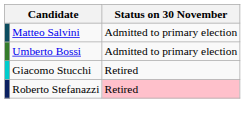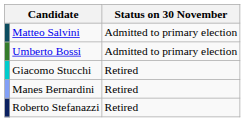+ row: (53, 89)
(121, 89) pink background -> (121, 108) no background
